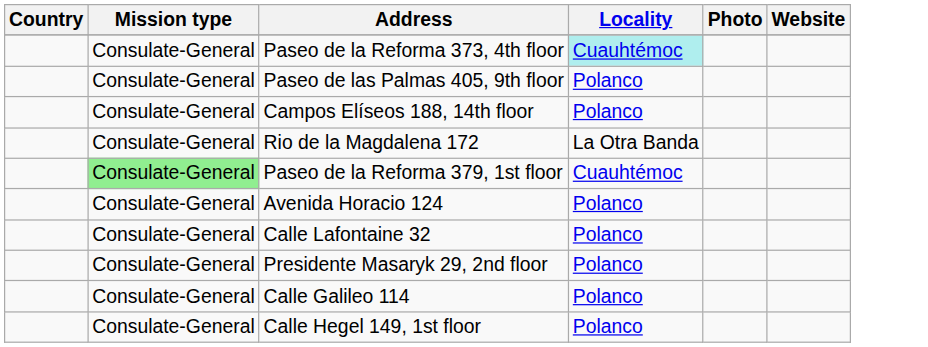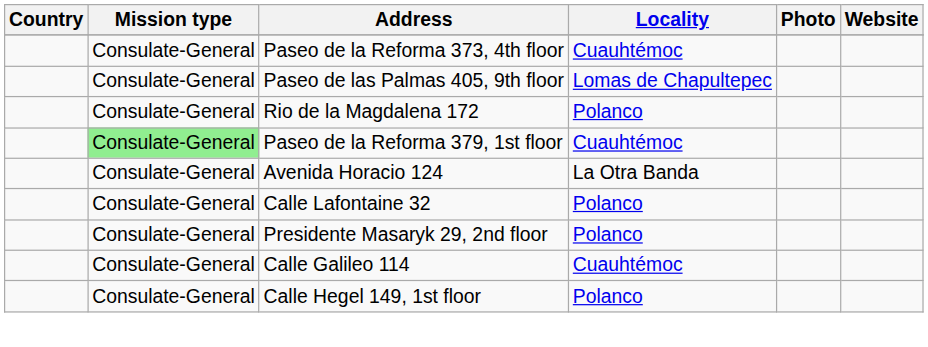(628, 50) paleturquoise background -> (628, 50) no background
(608, 81) Polanco -> (672, 81) Lomas de Chapultepec
- row: (399, 111)
(636, 142) La Otra Banda -> (608, 111) Polanco
(608, 204) Polanco -> (636, 173) La Otra Banda
(608, 296) Polanco -> (628, 265) Cuauhtémoc
